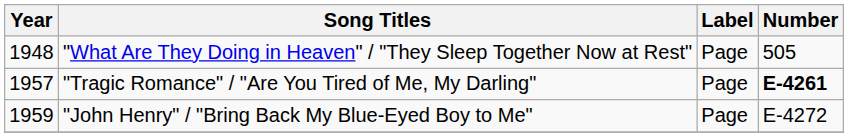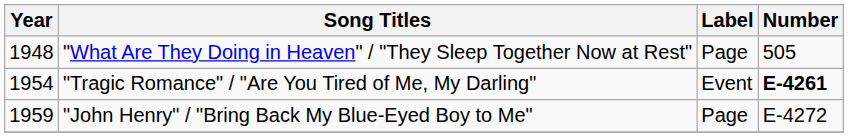(31, 83) 1957 -> (31, 83) 1954
(725, 83) Page -> (727, 83) Event
